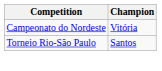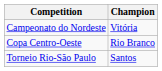+ row: (44, 43)
